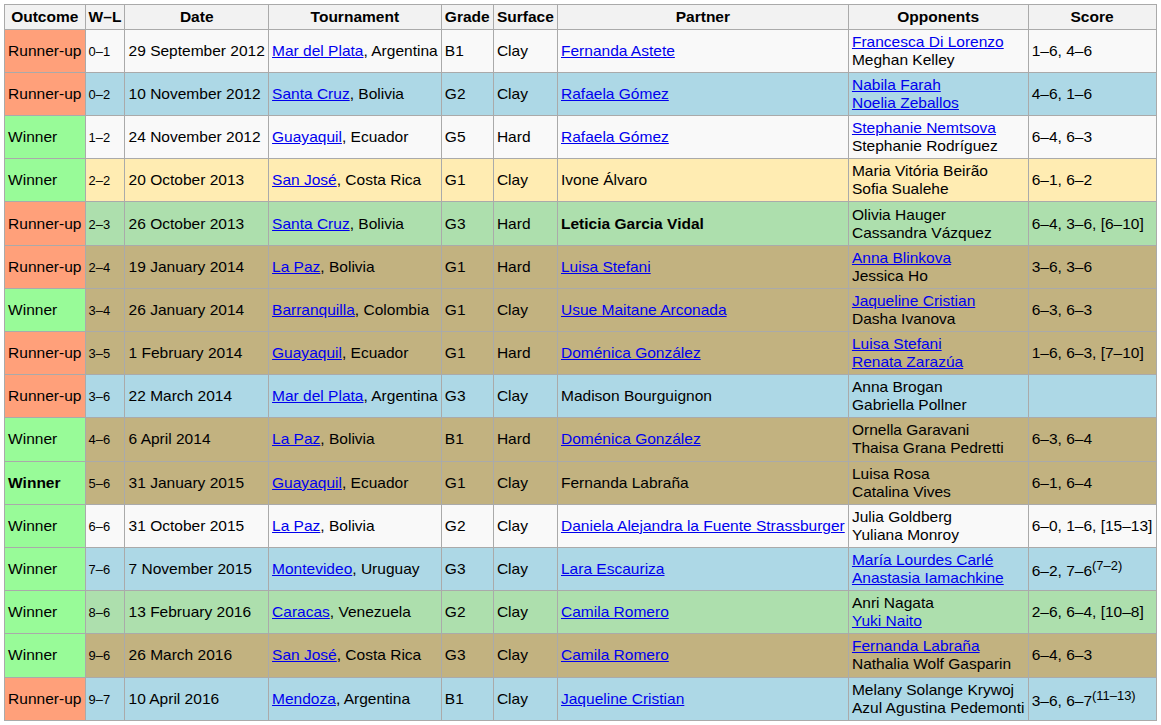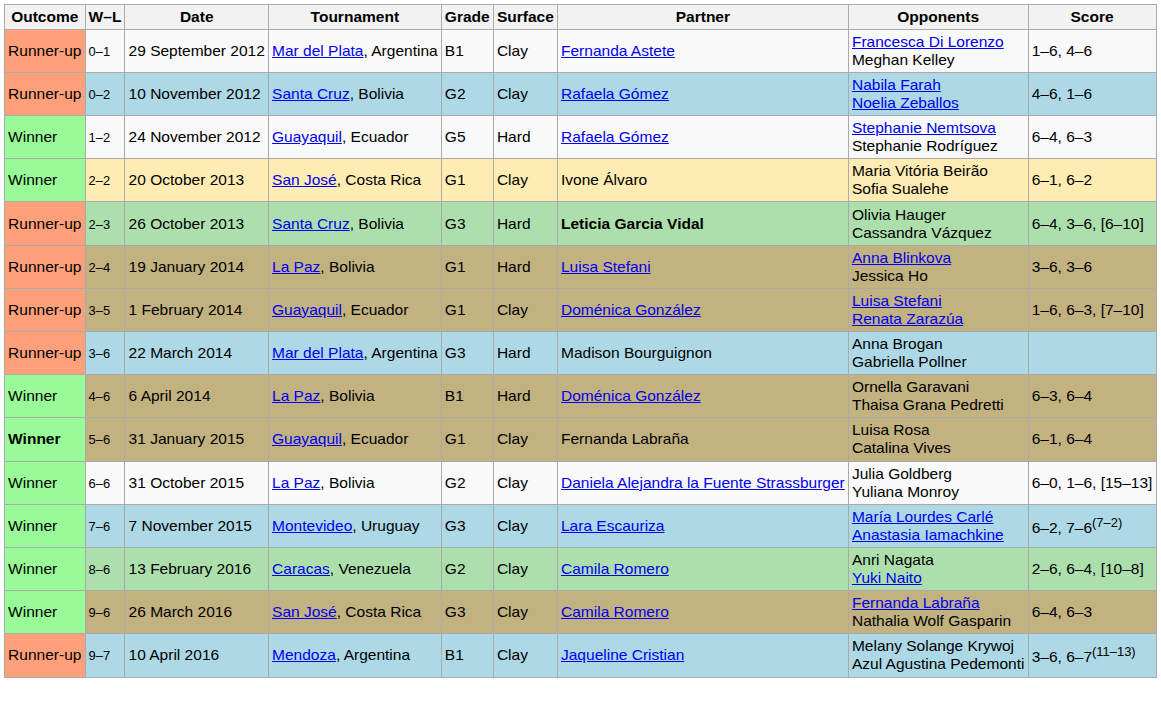- row: (186, 309)
(514, 353) Hard -> (512, 309) Clay
(512, 396) Clay -> (514, 353) Hard
